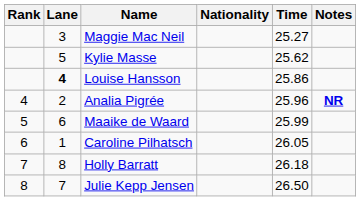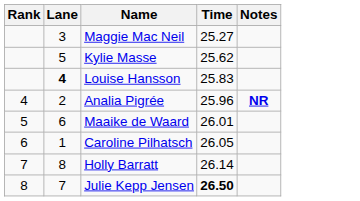- column: (235, 15)
(292, 79) 25.86 -> (217, 79) 25.83
(292, 121) 25.99 -> (217, 121) 26.01
(292, 164) 26.18 -> (217, 164) 26.14
(292, 185) normal -> (217, 185) bold
